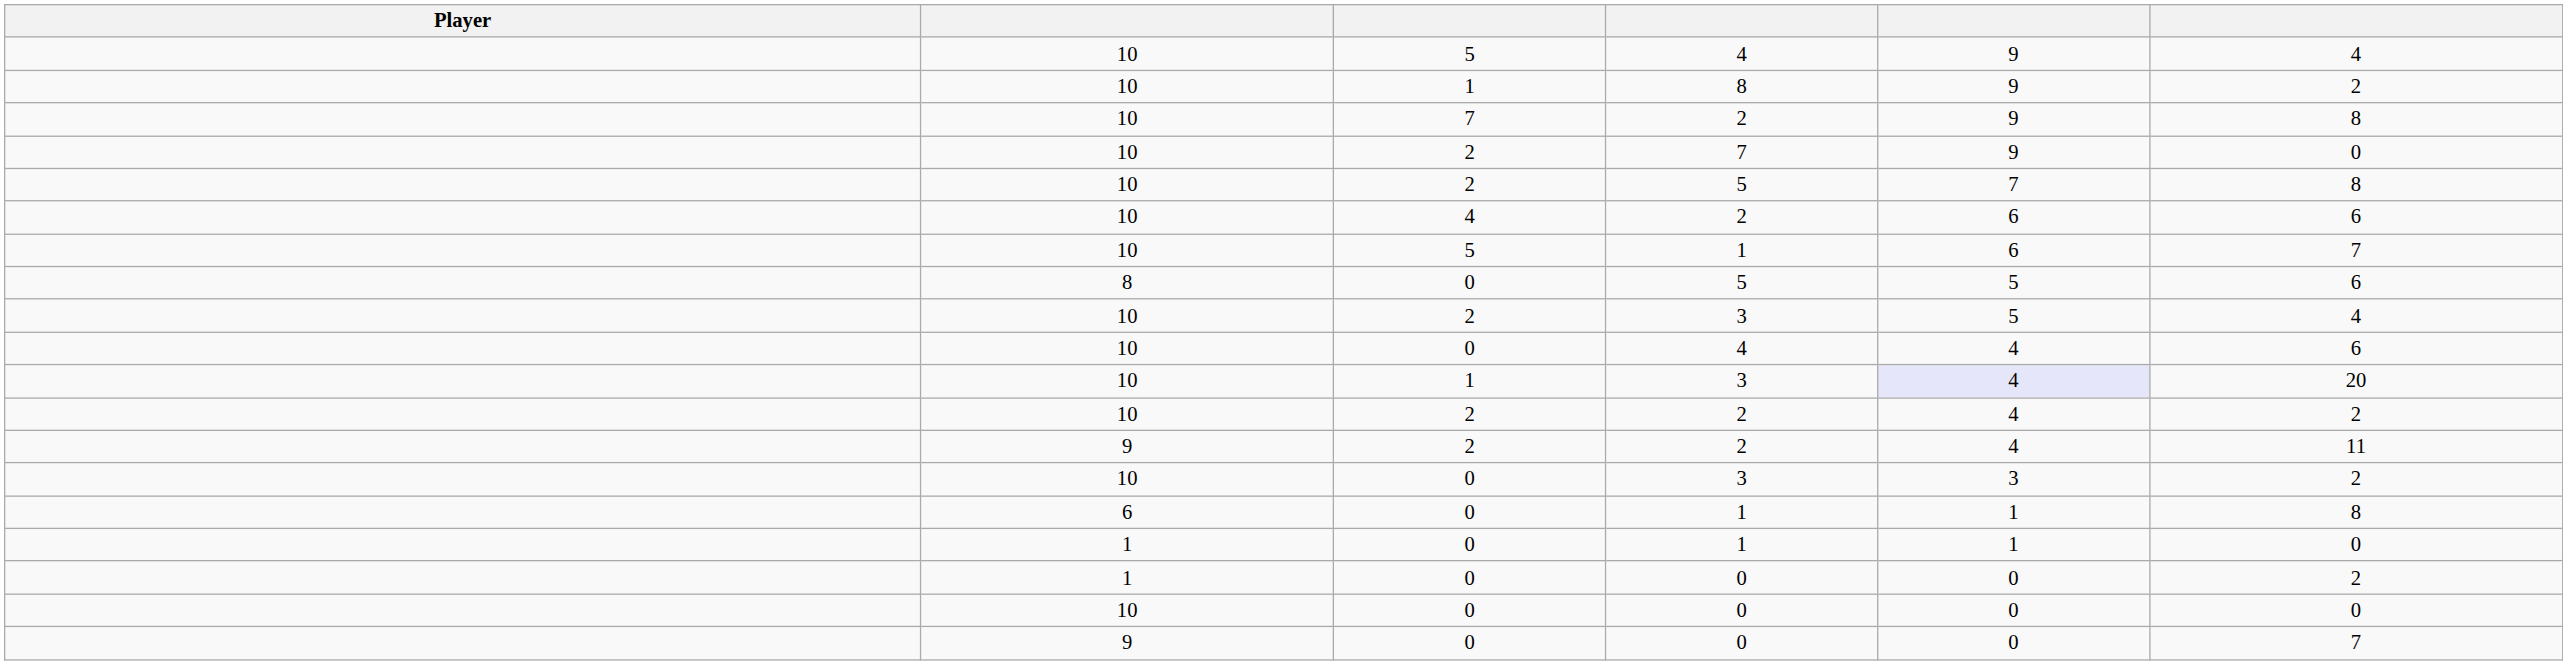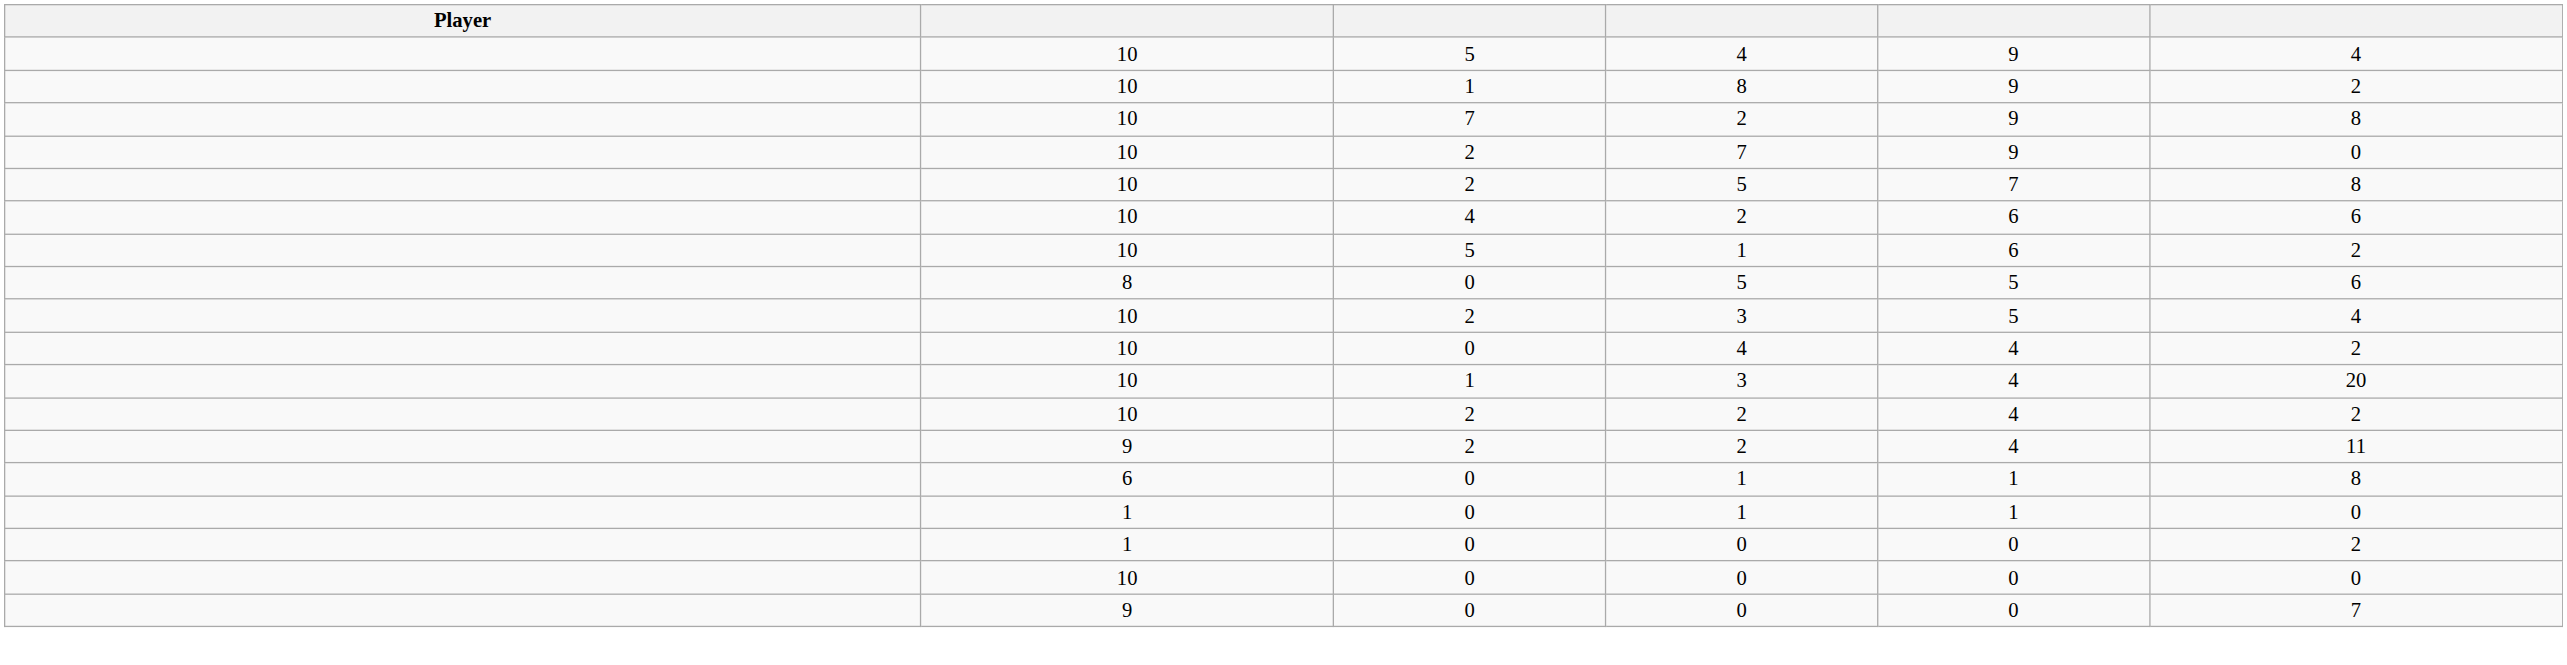(2356, 250) 7 -> (2356, 250) 2
(2356, 348) 6 -> (2356, 348) 2
(2013, 380) lavender background -> (2013, 380) no background
- row: (1470, 479)
